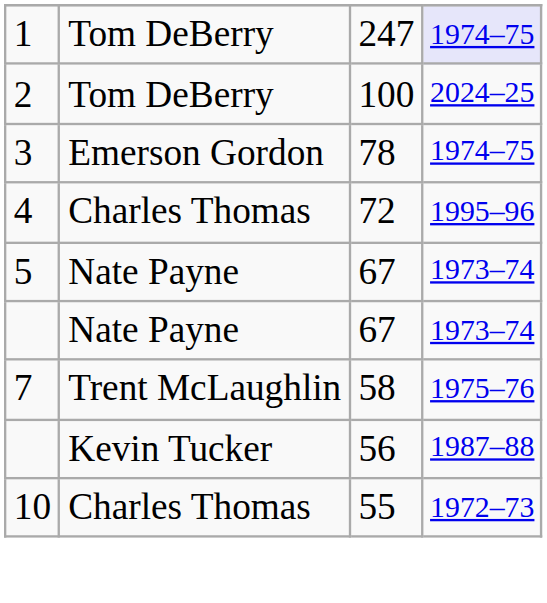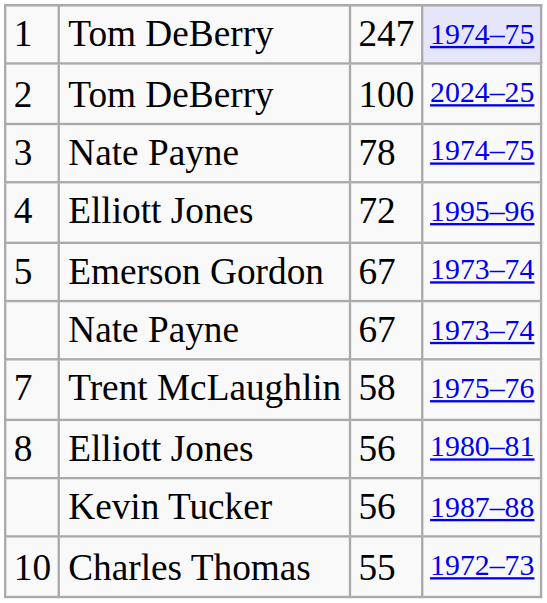(196, 152) Emerson Gordon -> (154, 152) Nate Payne
(190, 211) Charles Thomas -> (161, 211) Elliott Jones
(154, 270) Nate Payne -> (196, 270) Emerson Gordon
+ row: (23, 447)
